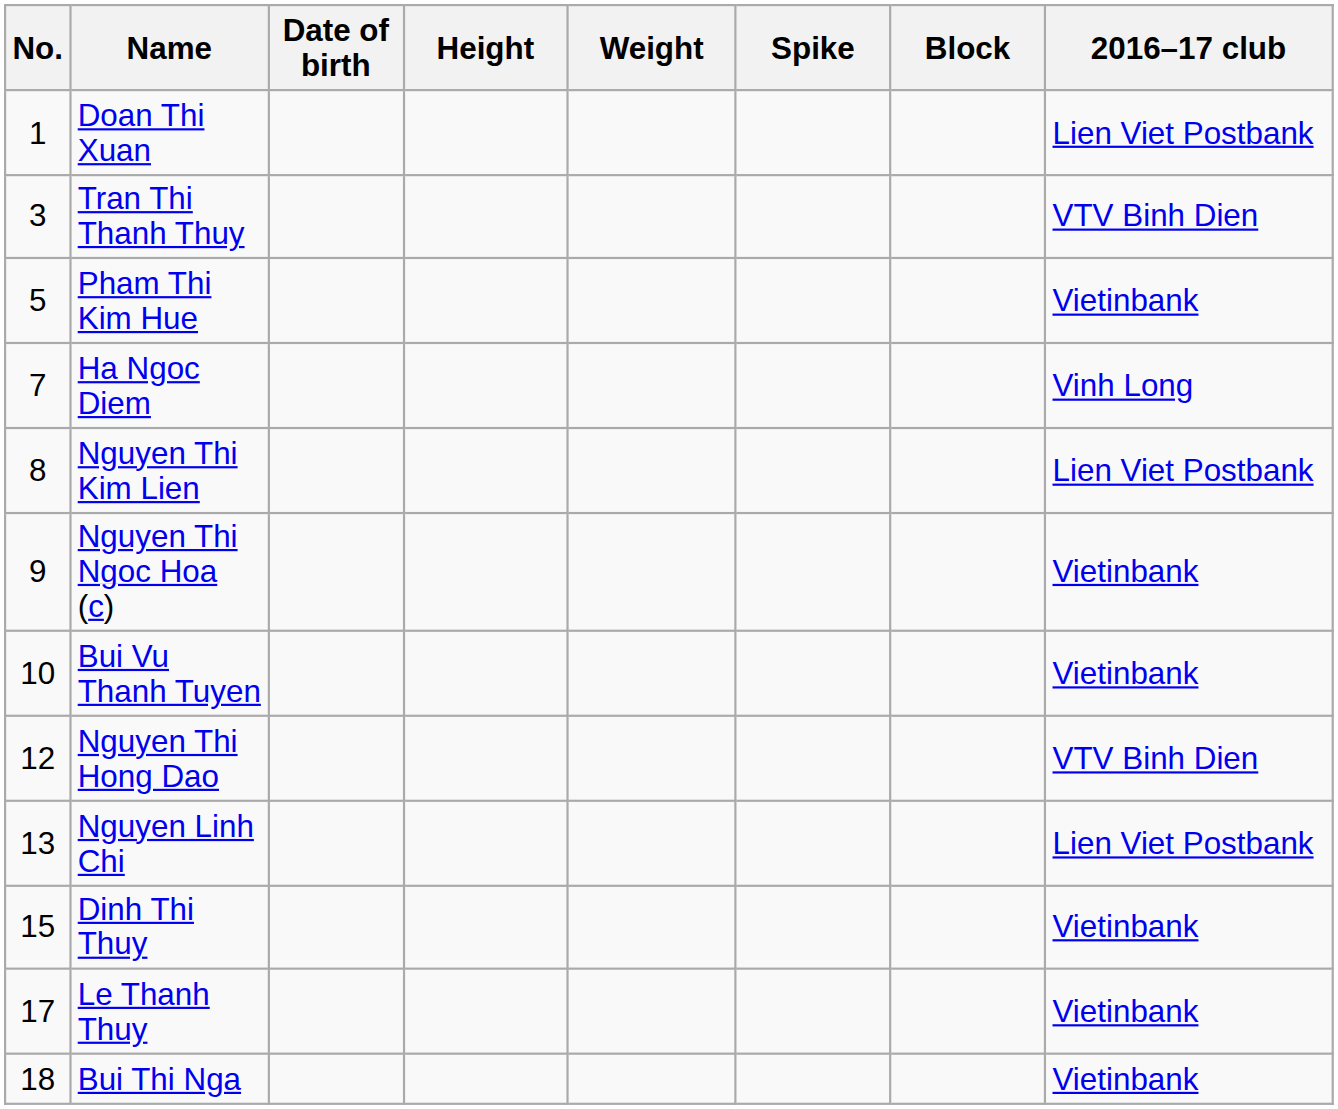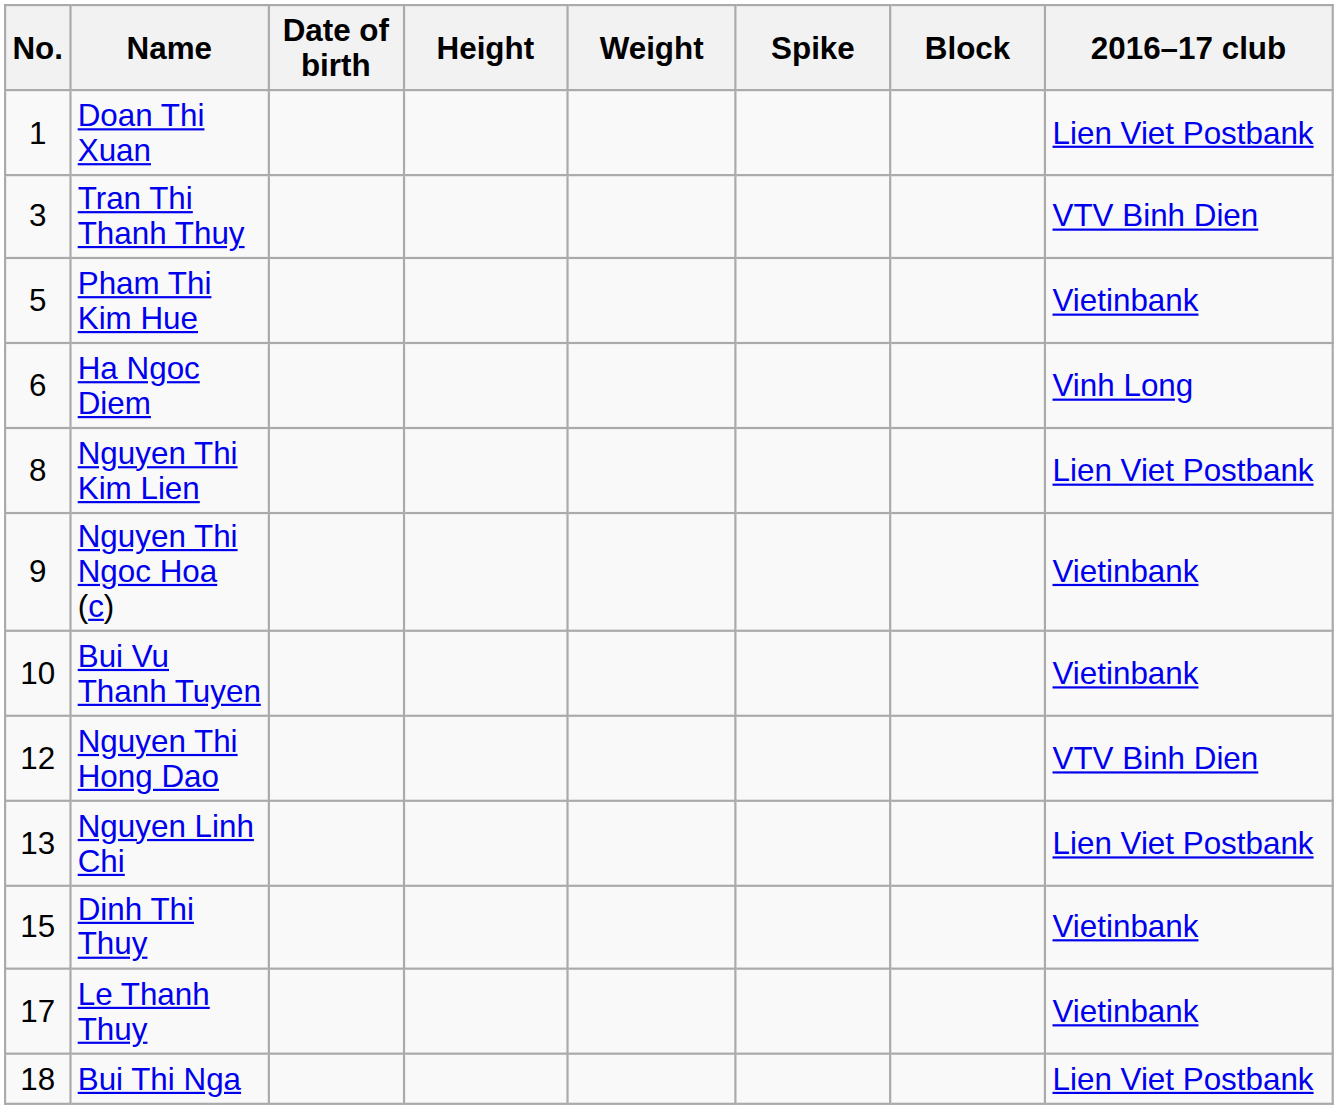(38, 386) 7 -> (38, 386) 6
(1125, 1079) Vietinbank -> (1183, 1079) Lien Viet Postbank
